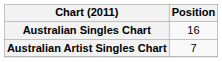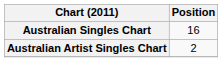(193, 48) 7 -> (193, 48) 2
